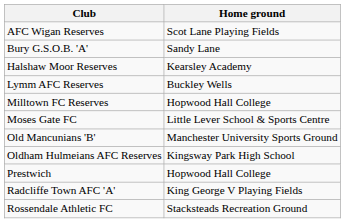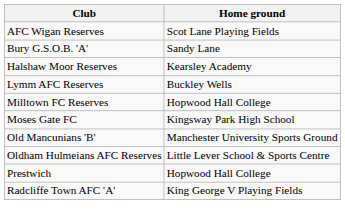(248, 119) Little Lever School & Sports Centre -> (231, 119) Kingsway Park High School
(231, 155) Kingsway Park High School -> (248, 155) Little Lever School & Sports Centre
- row: (60, 208)
